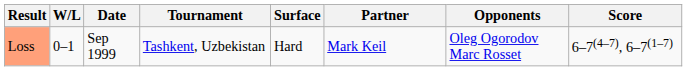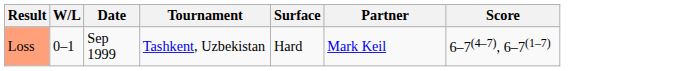- column: (507, 15)
